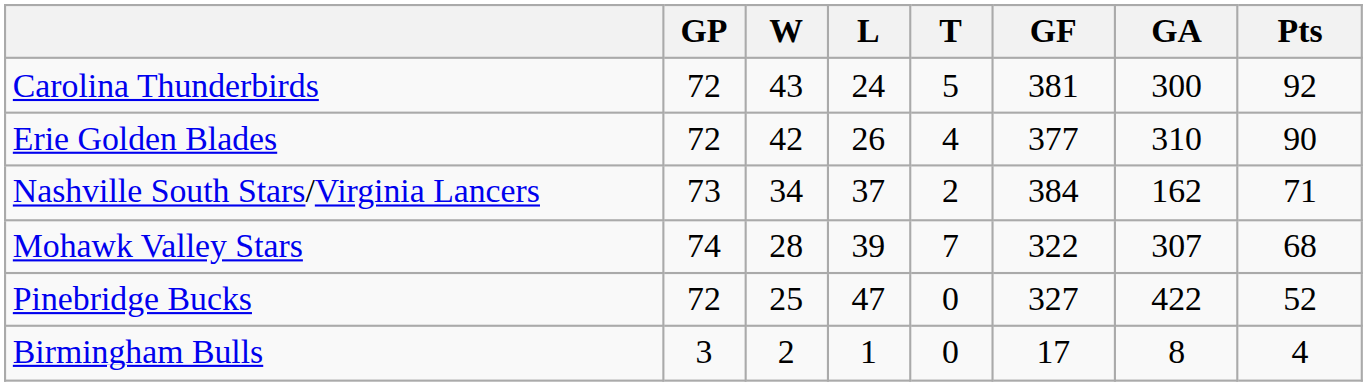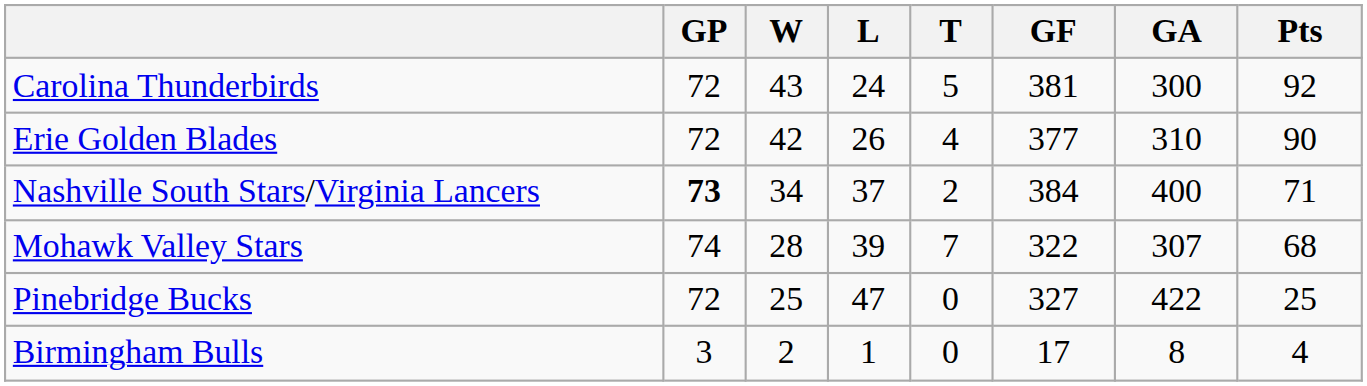(704, 191) normal -> (704, 191) bold
(1177, 191) 162 -> (1177, 191) 400
(1300, 298) 52 -> (1300, 298) 25
